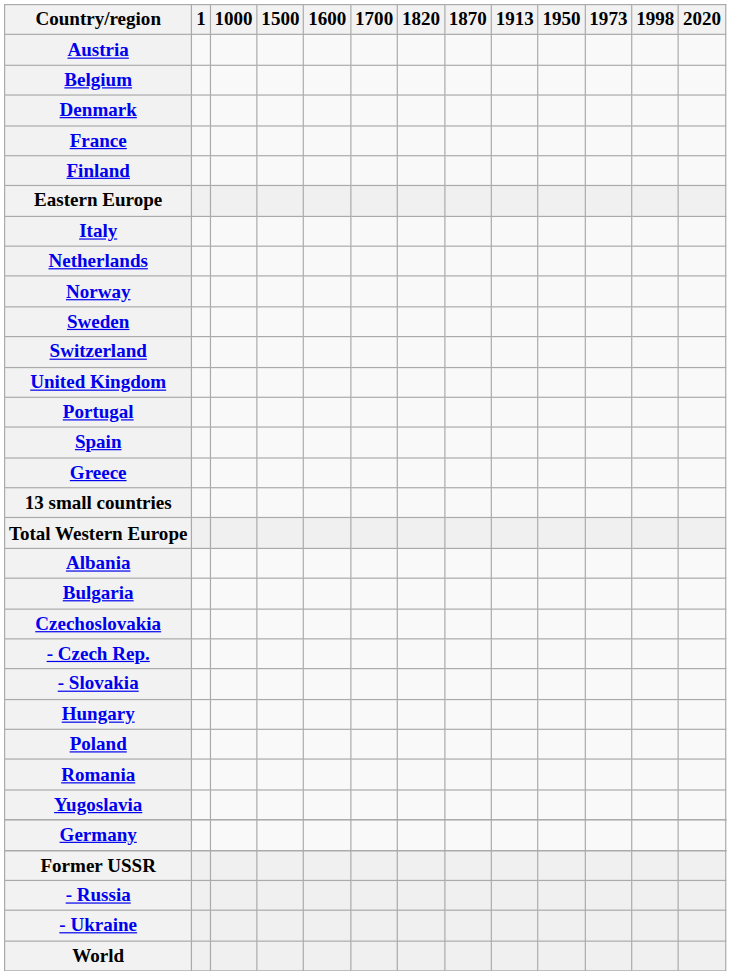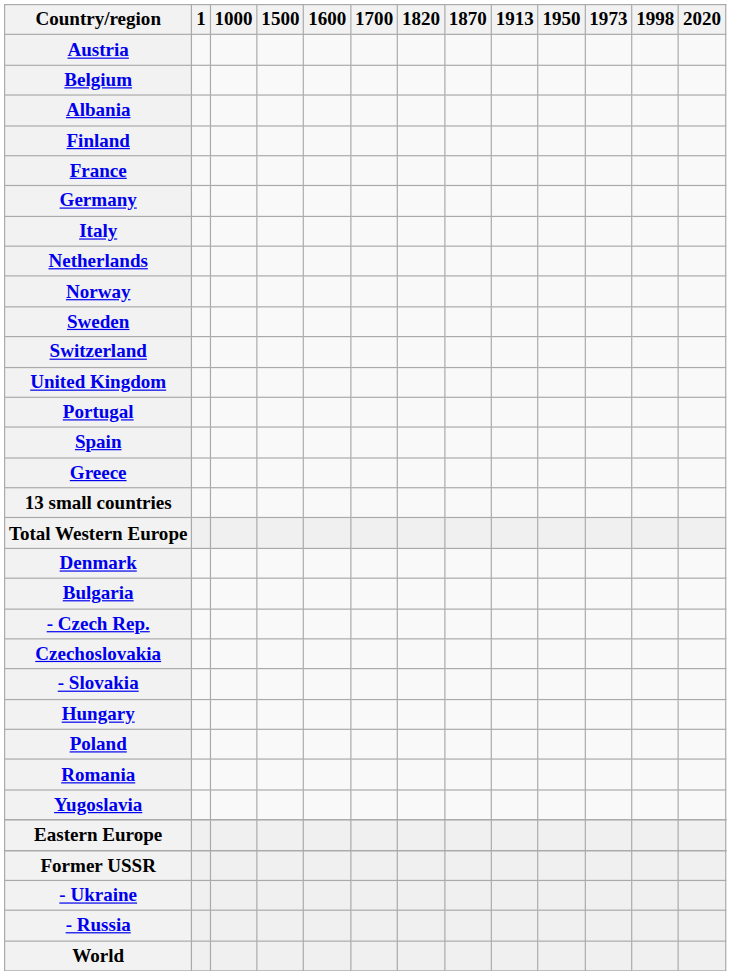rows swapped: (98, 110) <-> (98, 563)
rows swapped: (98, 170) <-> (98, 140)
rows swapped: (98, 834) <-> (98, 200)
rows swapped: (98, 623) <-> (98, 653)
rows swapped: (98, 895) <-> (98, 925)
